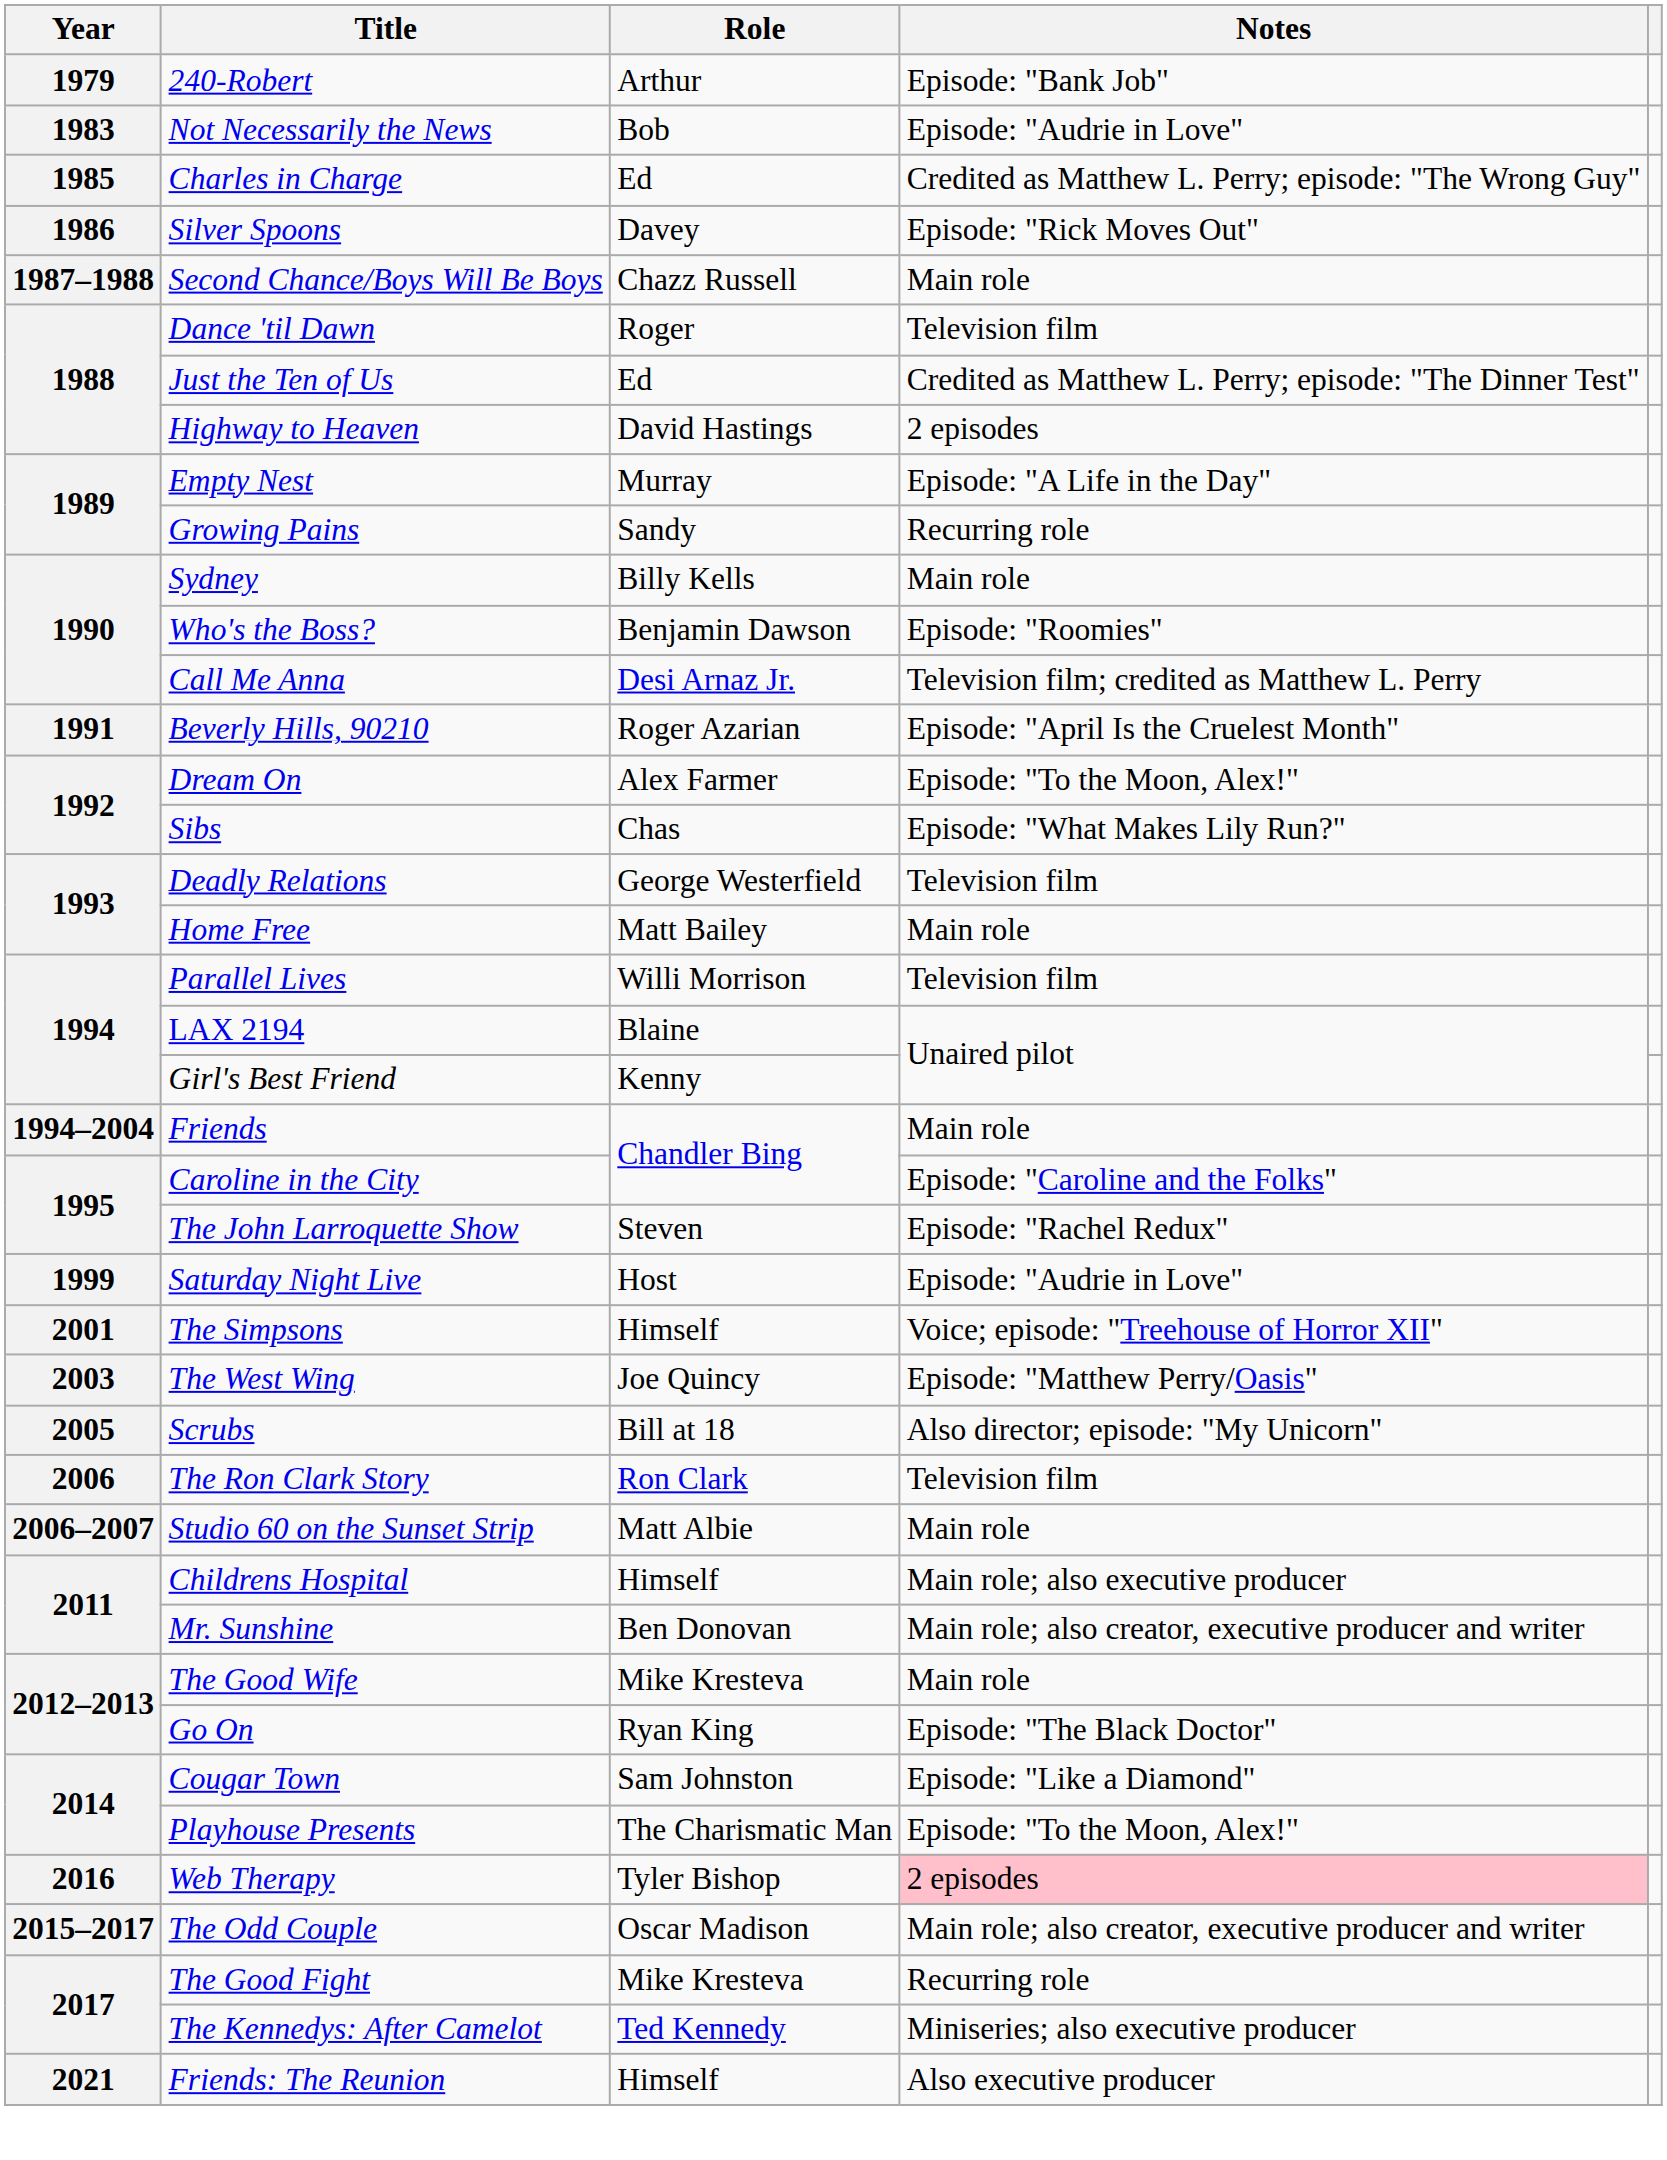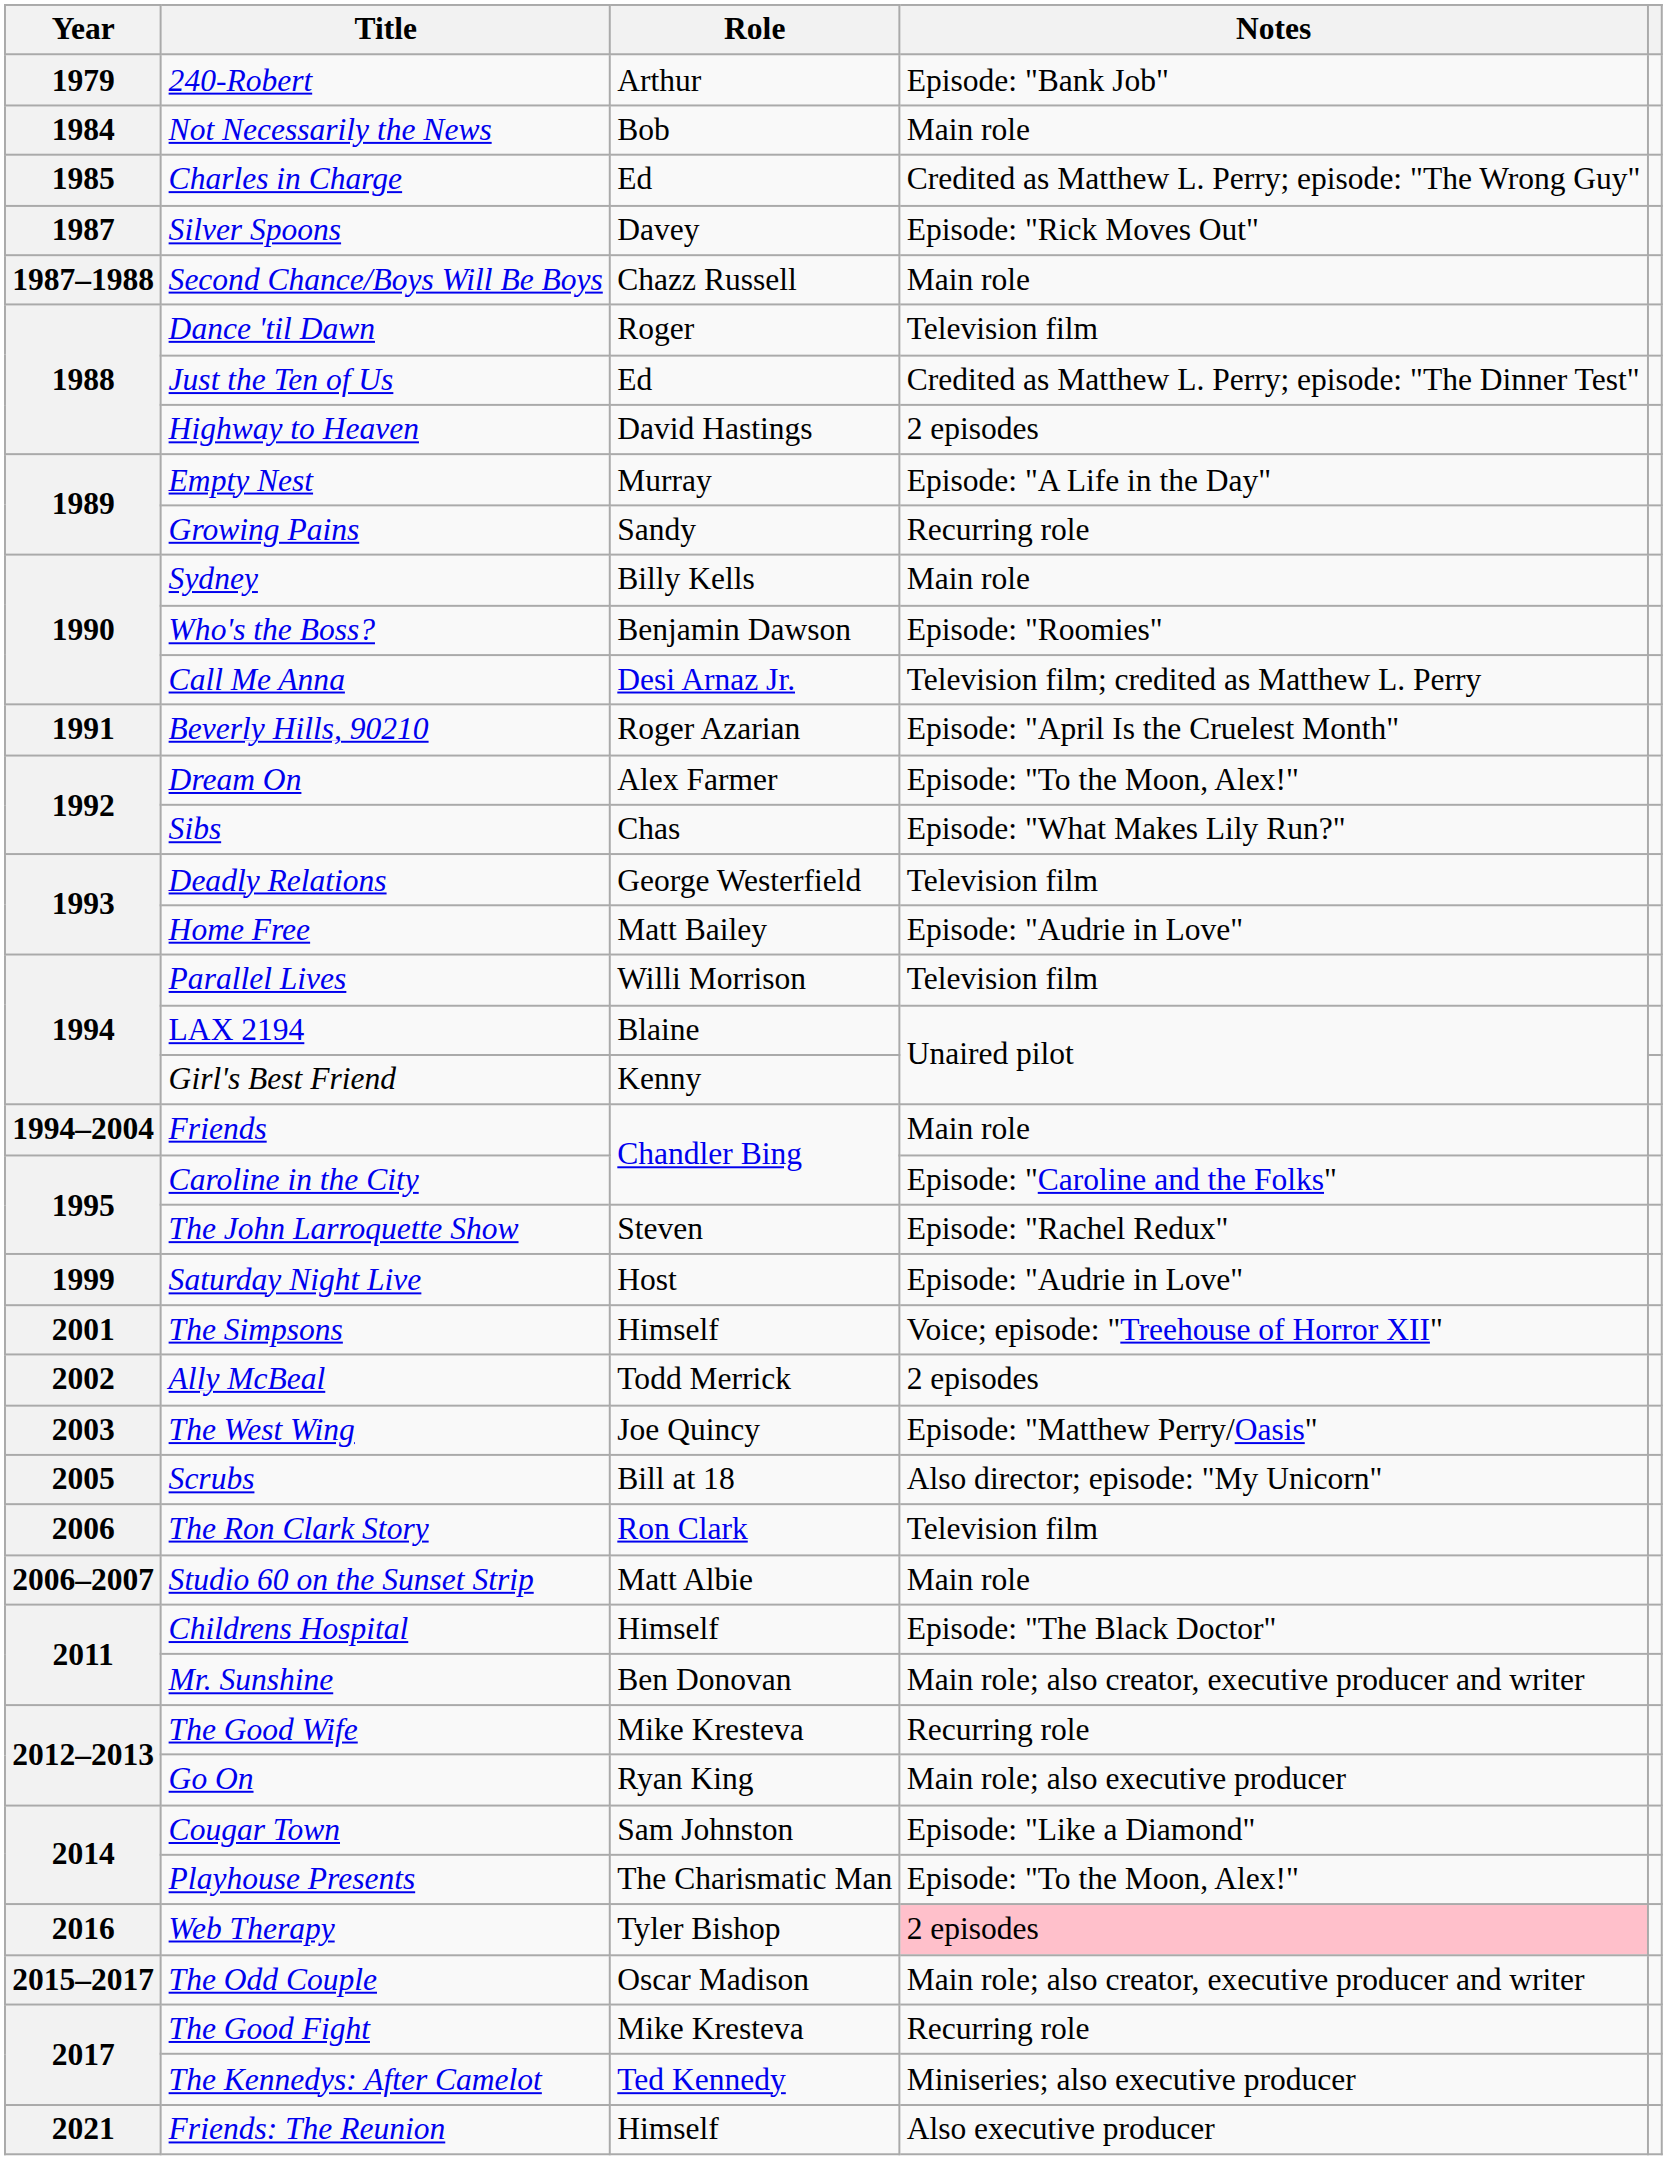(83, 129) 1983 -> (83, 129) 1984
(1075, 129) Episode: "Audrie in Love" -> (968, 129) Main role
(83, 229) 1986 -> (83, 229) 1987
(968, 929) Main role -> (1075, 929) Episode: "Audrie in Love"
+ row: (247, 1379)
(1126, 1579) Main role; also executive producer -> (1092, 1629) Episode: "The Black Doctor"
(968, 1679) Main role -> (998, 1729) Recurring role
(1092, 1729) Episode: "The Black Doctor" -> (1126, 1779) Main role; also executive producer
